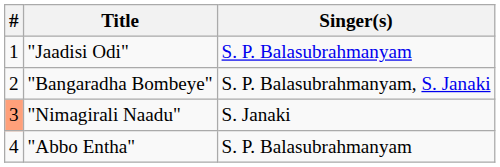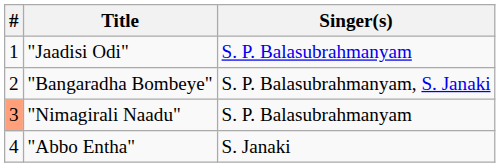(256, 115) S. Janaki -> (317, 115) S. P. Balasubrahmanyam
(317, 146) S. P. Balasubrahmanyam -> (256, 146) S. Janaki
